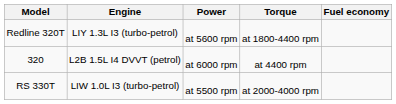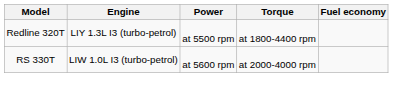(211, 38) at 5600 rpm -> (208, 38) at 5500 rpm
- row: (36, 59)
(211, 91) at 5500 rpm -> (208, 65) at 5600 rpm
